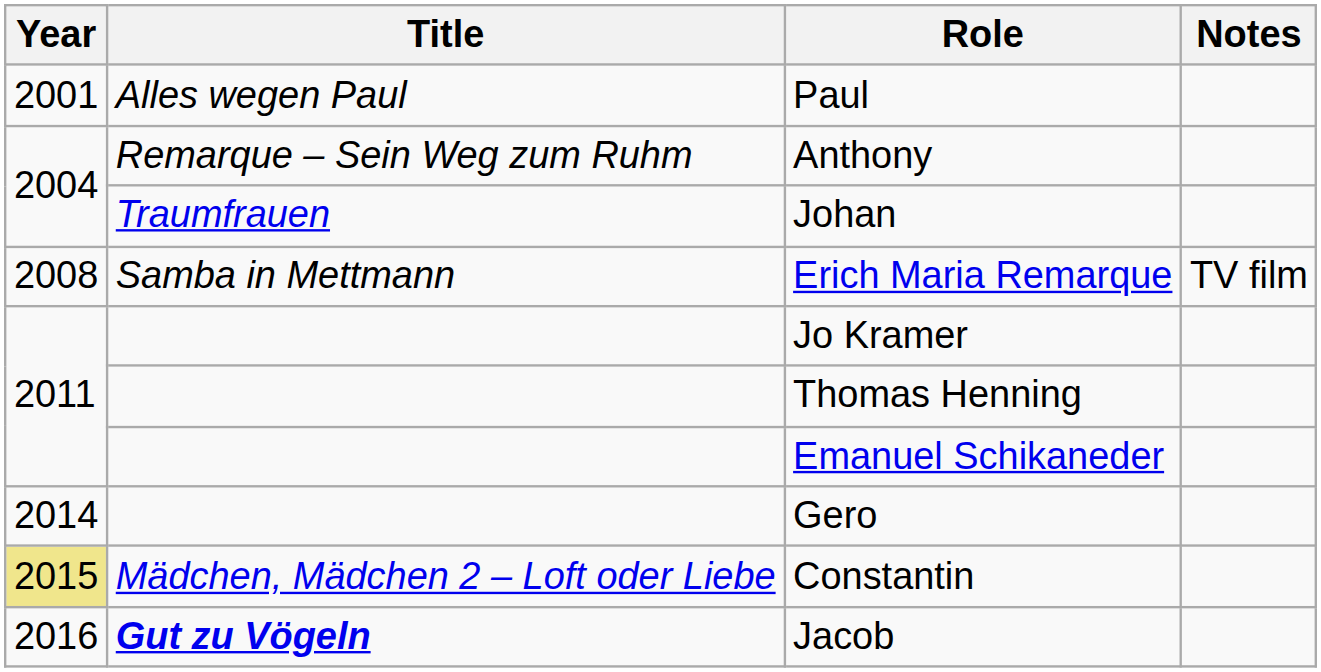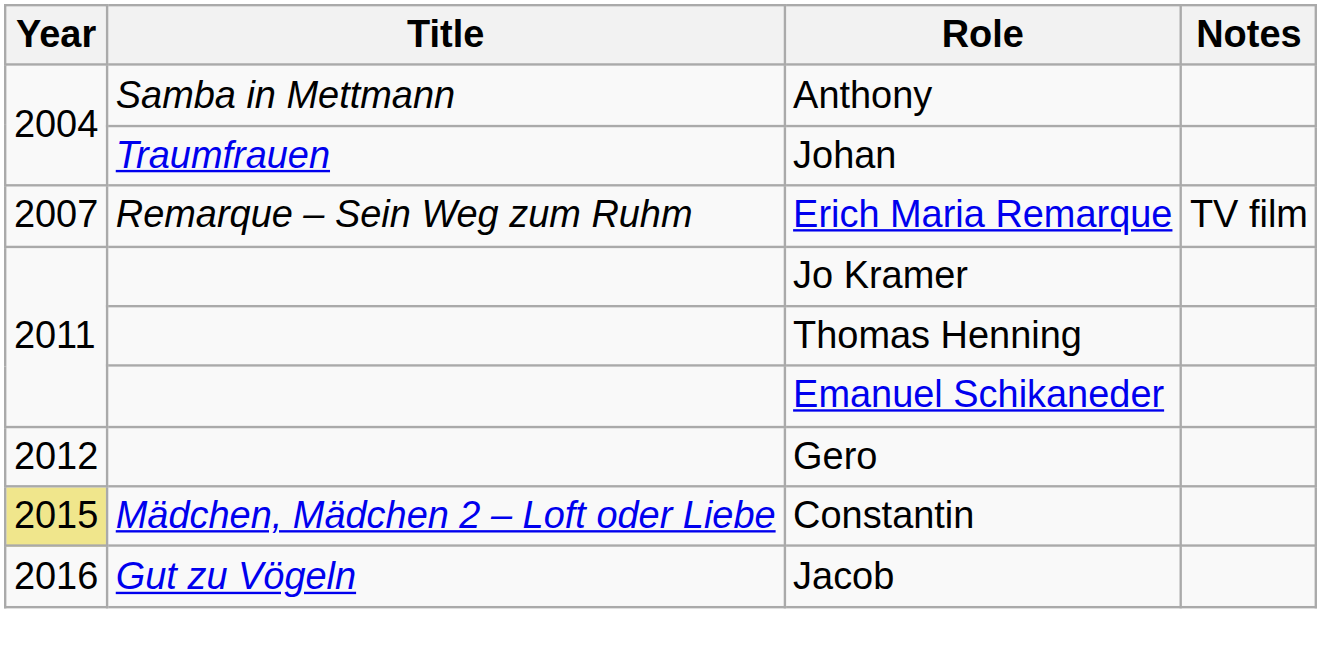- row: (831, 94)
(404, 154) Remarque – Sein Weg zum Ruhm -> (285, 94) Samba in Mettmann
(56, 275) 2008 -> (56, 214) 2007
(285, 275) Samba in Mettmann -> (404, 214) Remarque – Sein Weg zum Ruhm
(56, 515) 2014 -> (56, 455) 2012
(243, 635) bold -> (236, 575) normal
